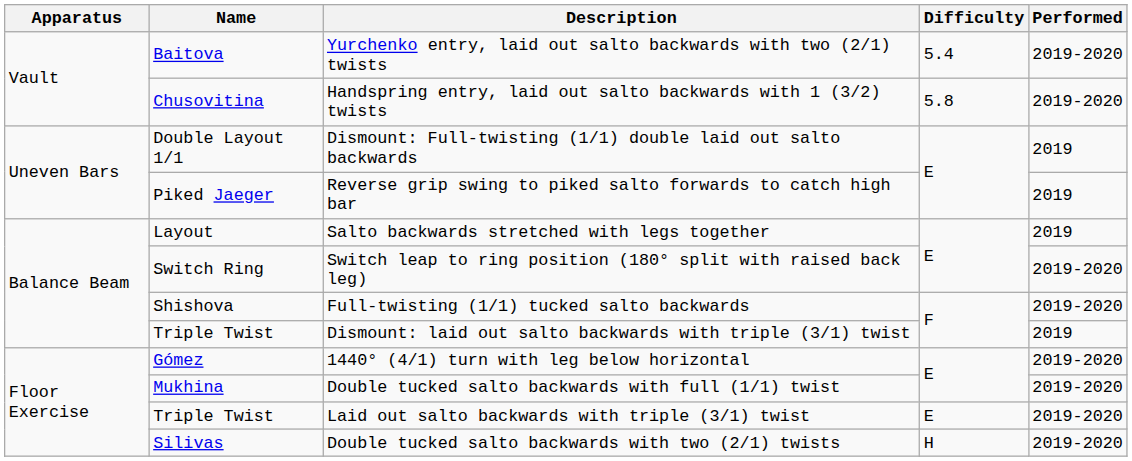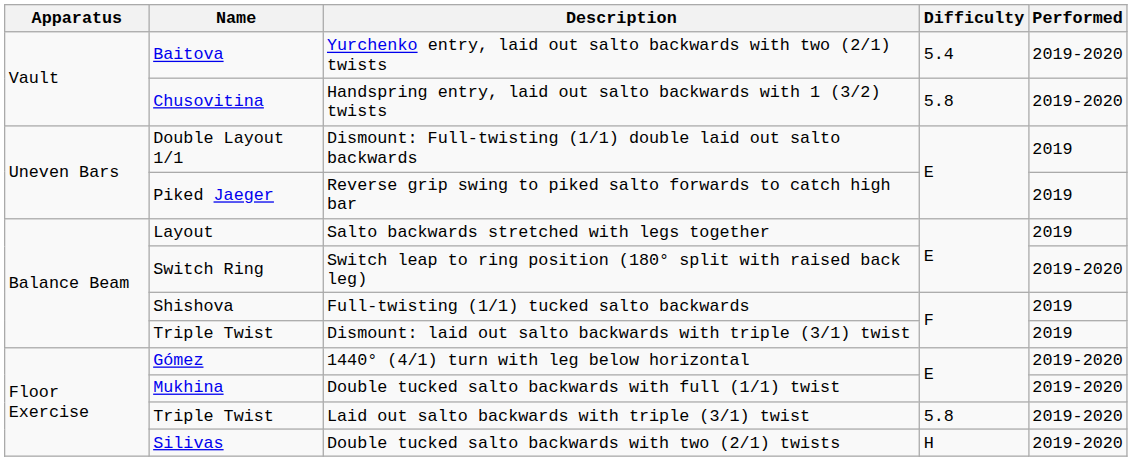(1078, 306) 2019-2020 -> (1052, 306) 2019
(929, 416) E -> (939, 416) 5.8
